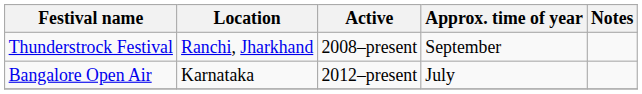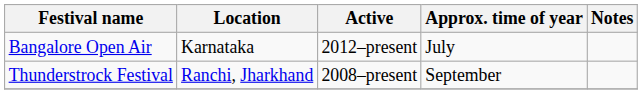rows swapped: (80, 74) <-> (91, 46)
